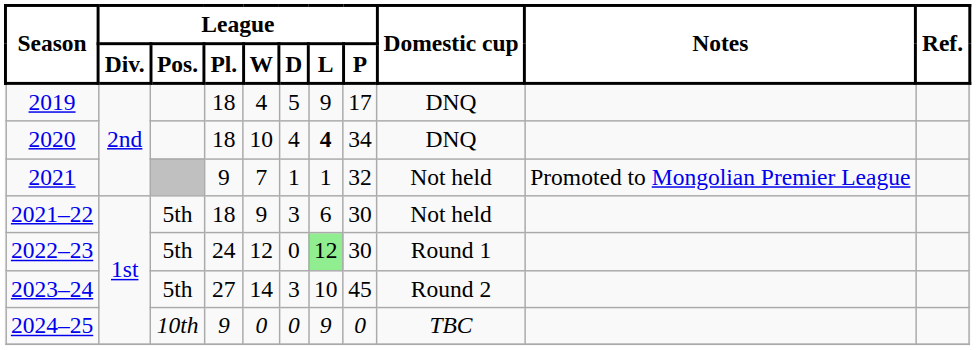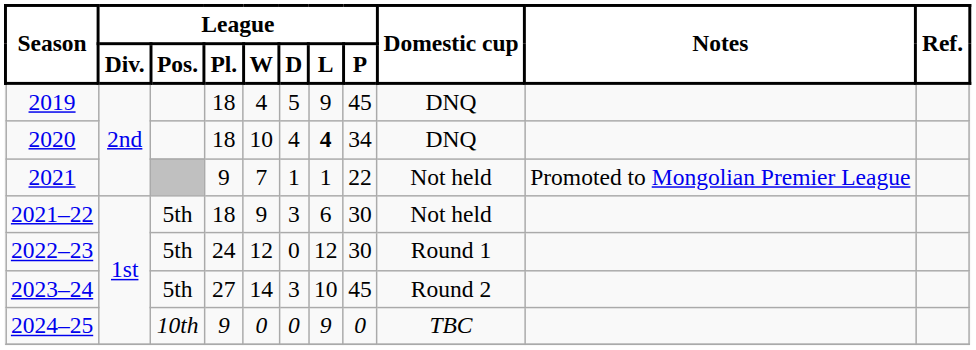(360, 102) 17 -> (360, 102) 45
(360, 176) 32 -> (360, 176) 22
(326, 251) lightgreen background -> (326, 251) no background
